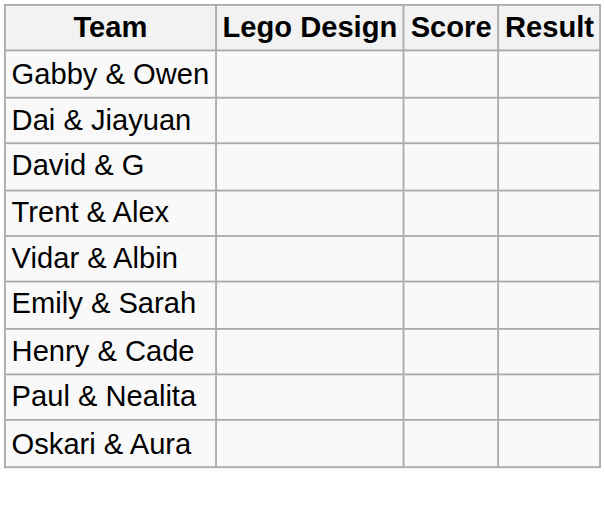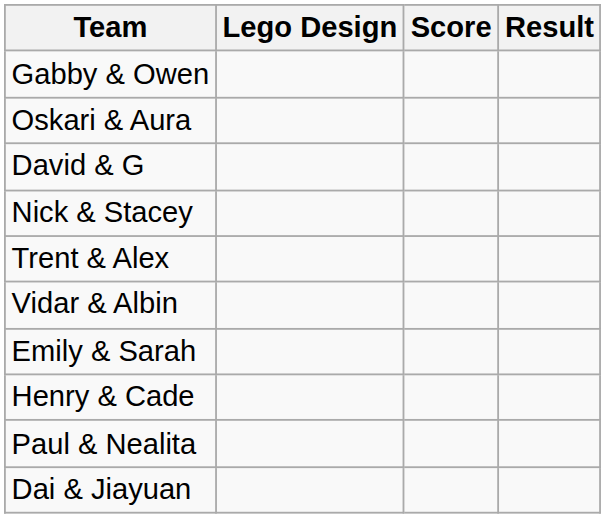rows swapped: (101, 119) <-> (101, 443)
+ row: (102, 212)
